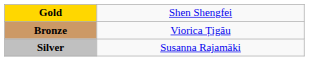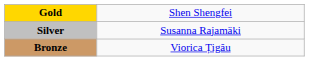rows swapped: (50, 47) <-> (50, 30)
